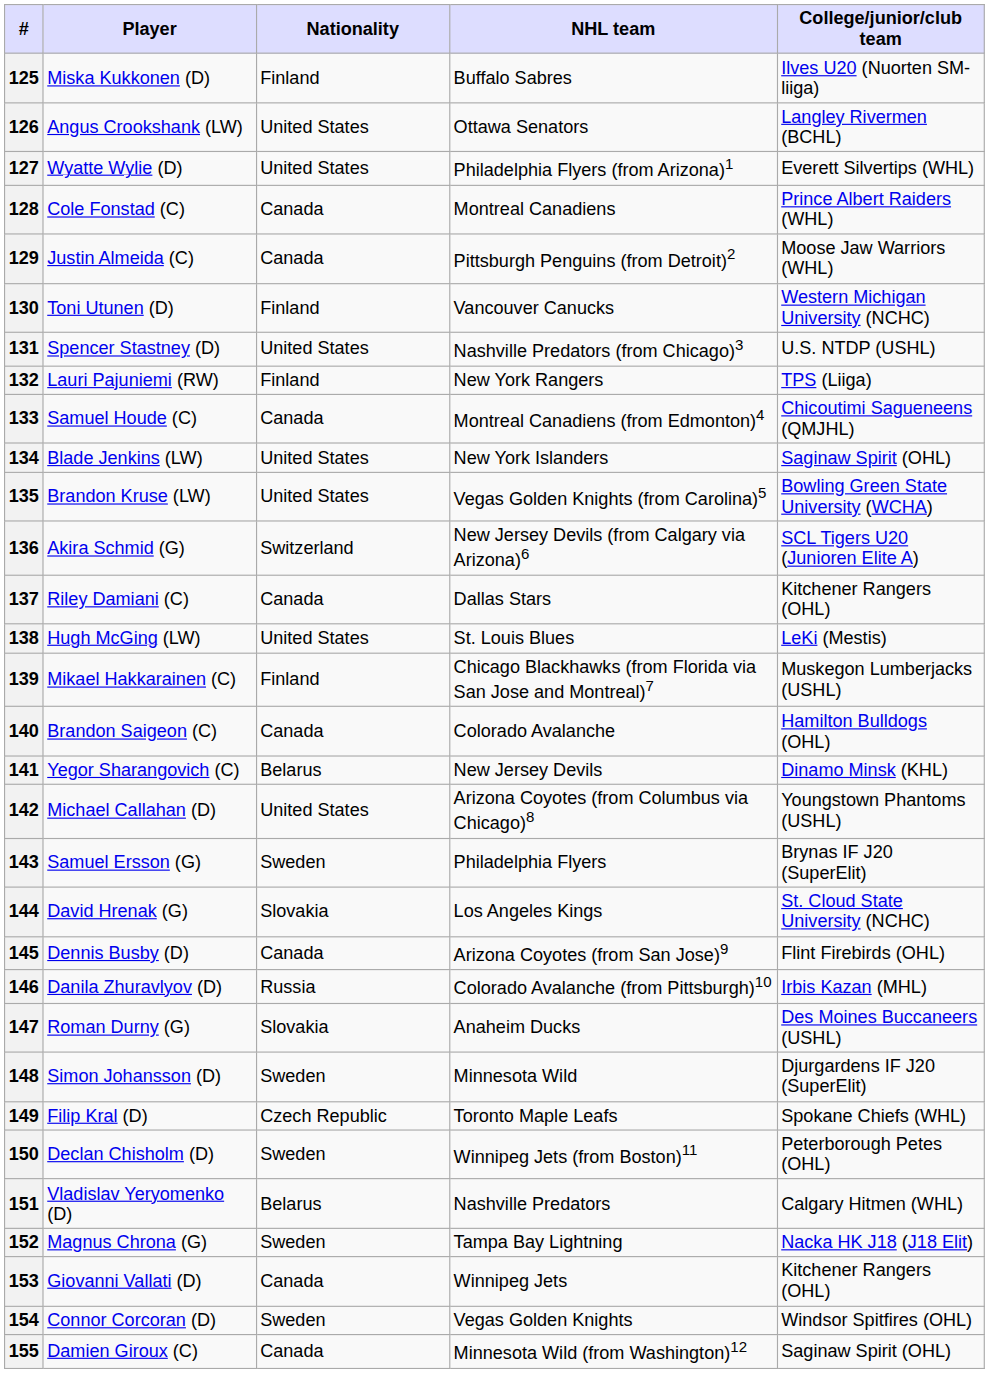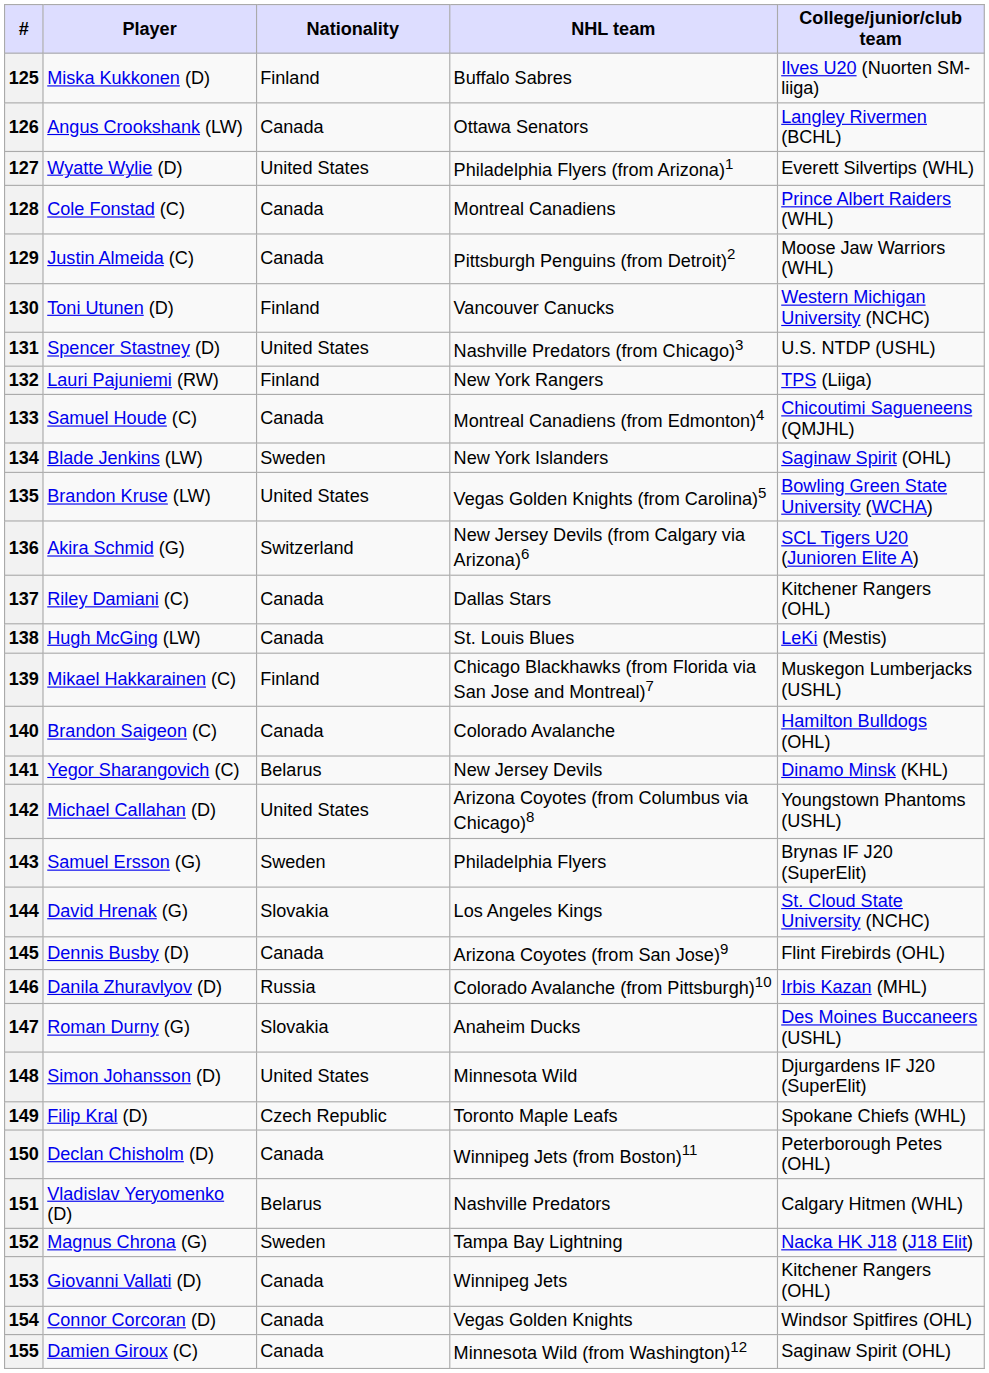(314, 127) United States -> (292, 127) Canada
(314, 457) United States -> (293, 457) Sweden
(314, 638) United States -> (292, 638) Canada
(293, 1076) Sweden -> (314, 1076) United States
(293, 1154) Sweden -> (292, 1154) Canada
(293, 1320) Sweden -> (292, 1320) Canada
